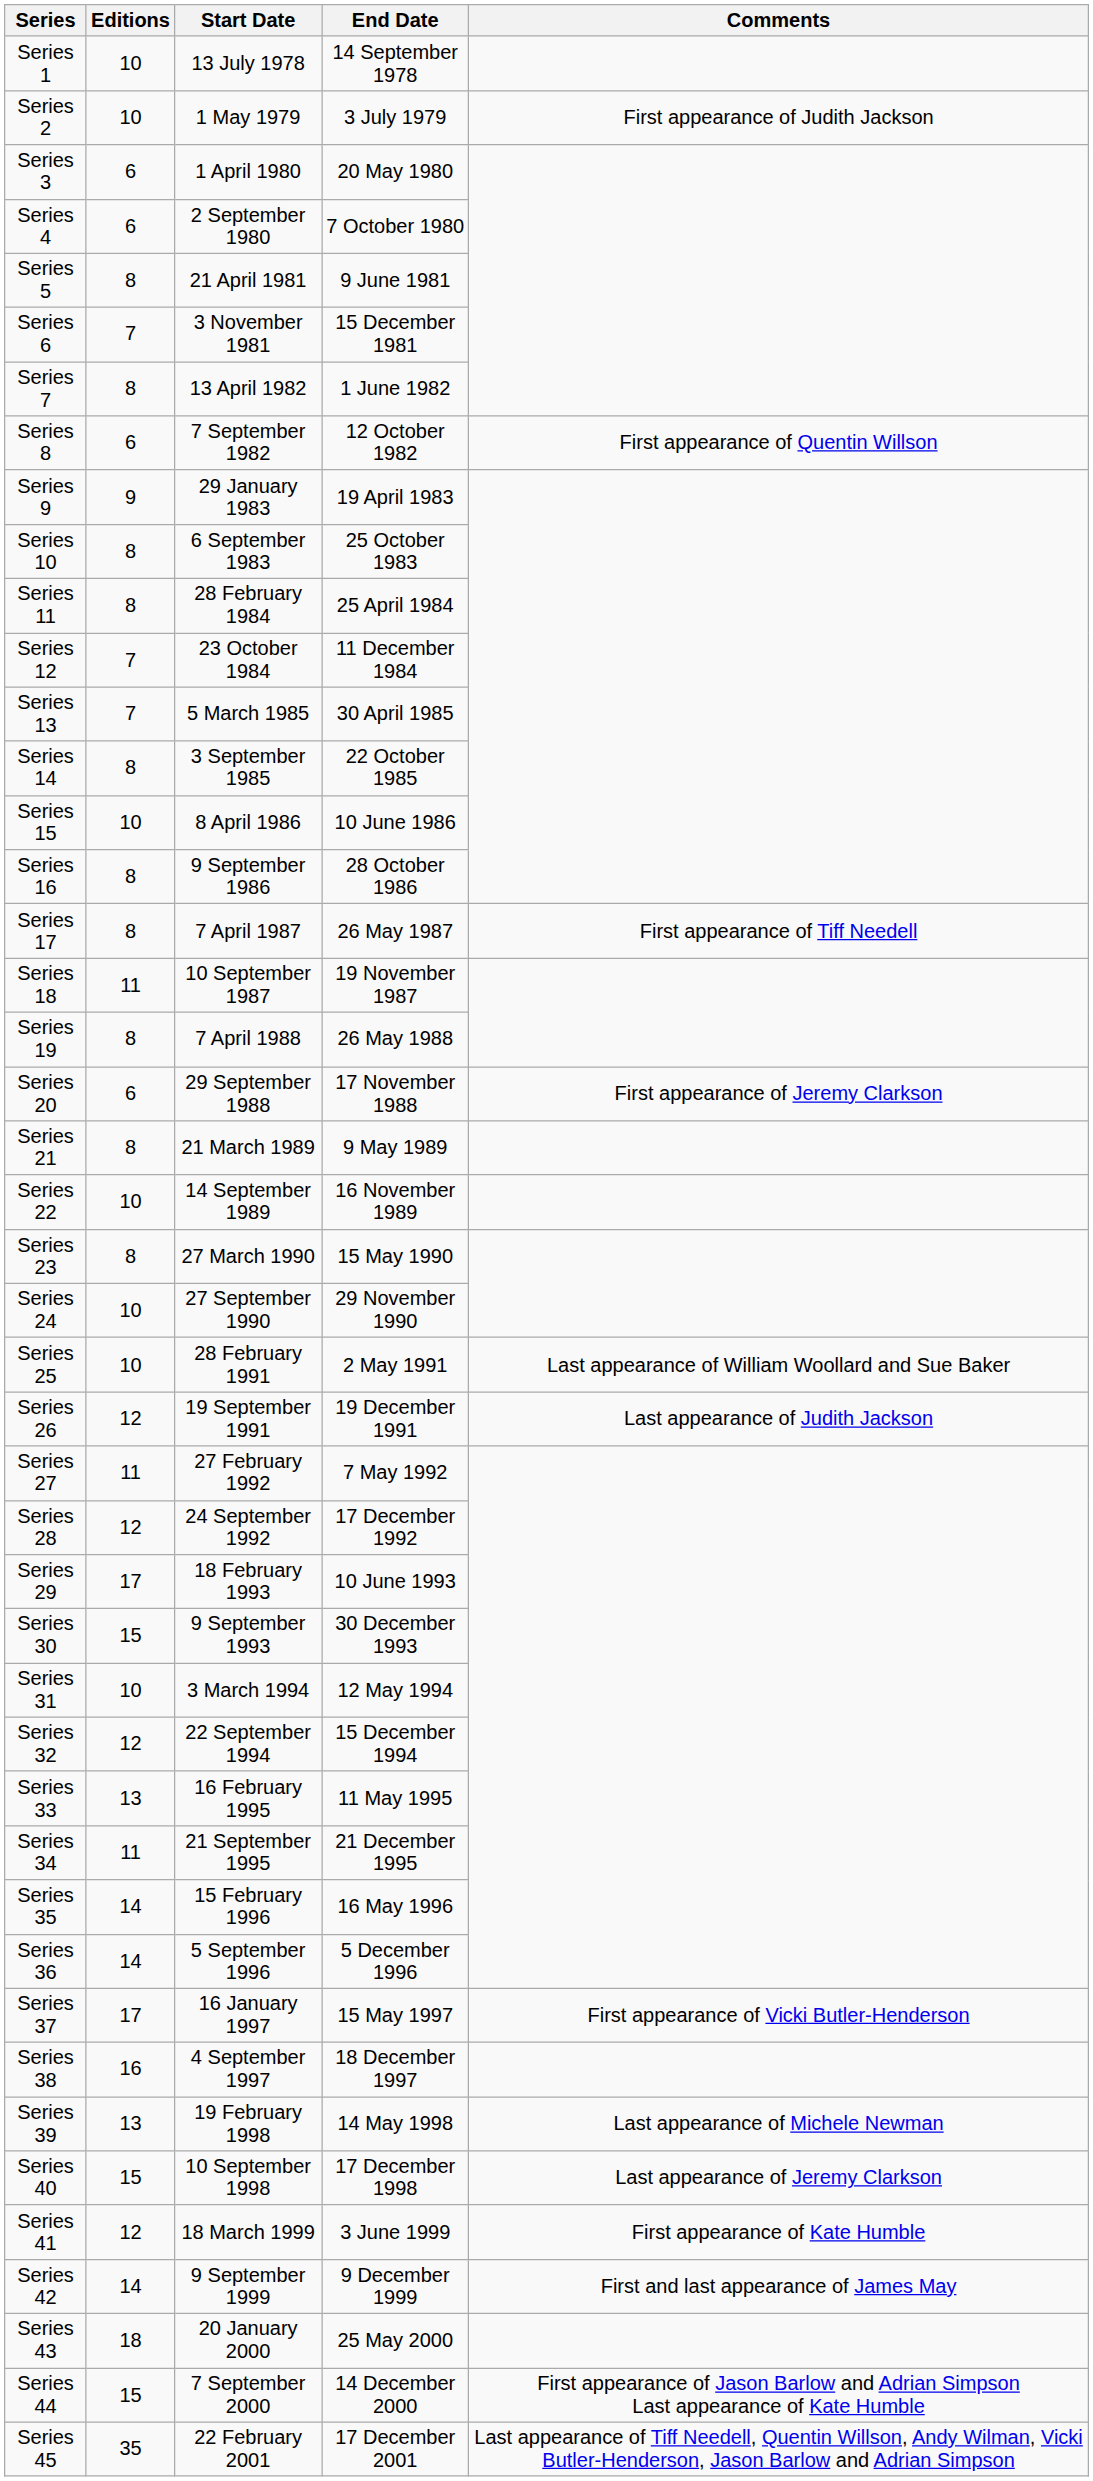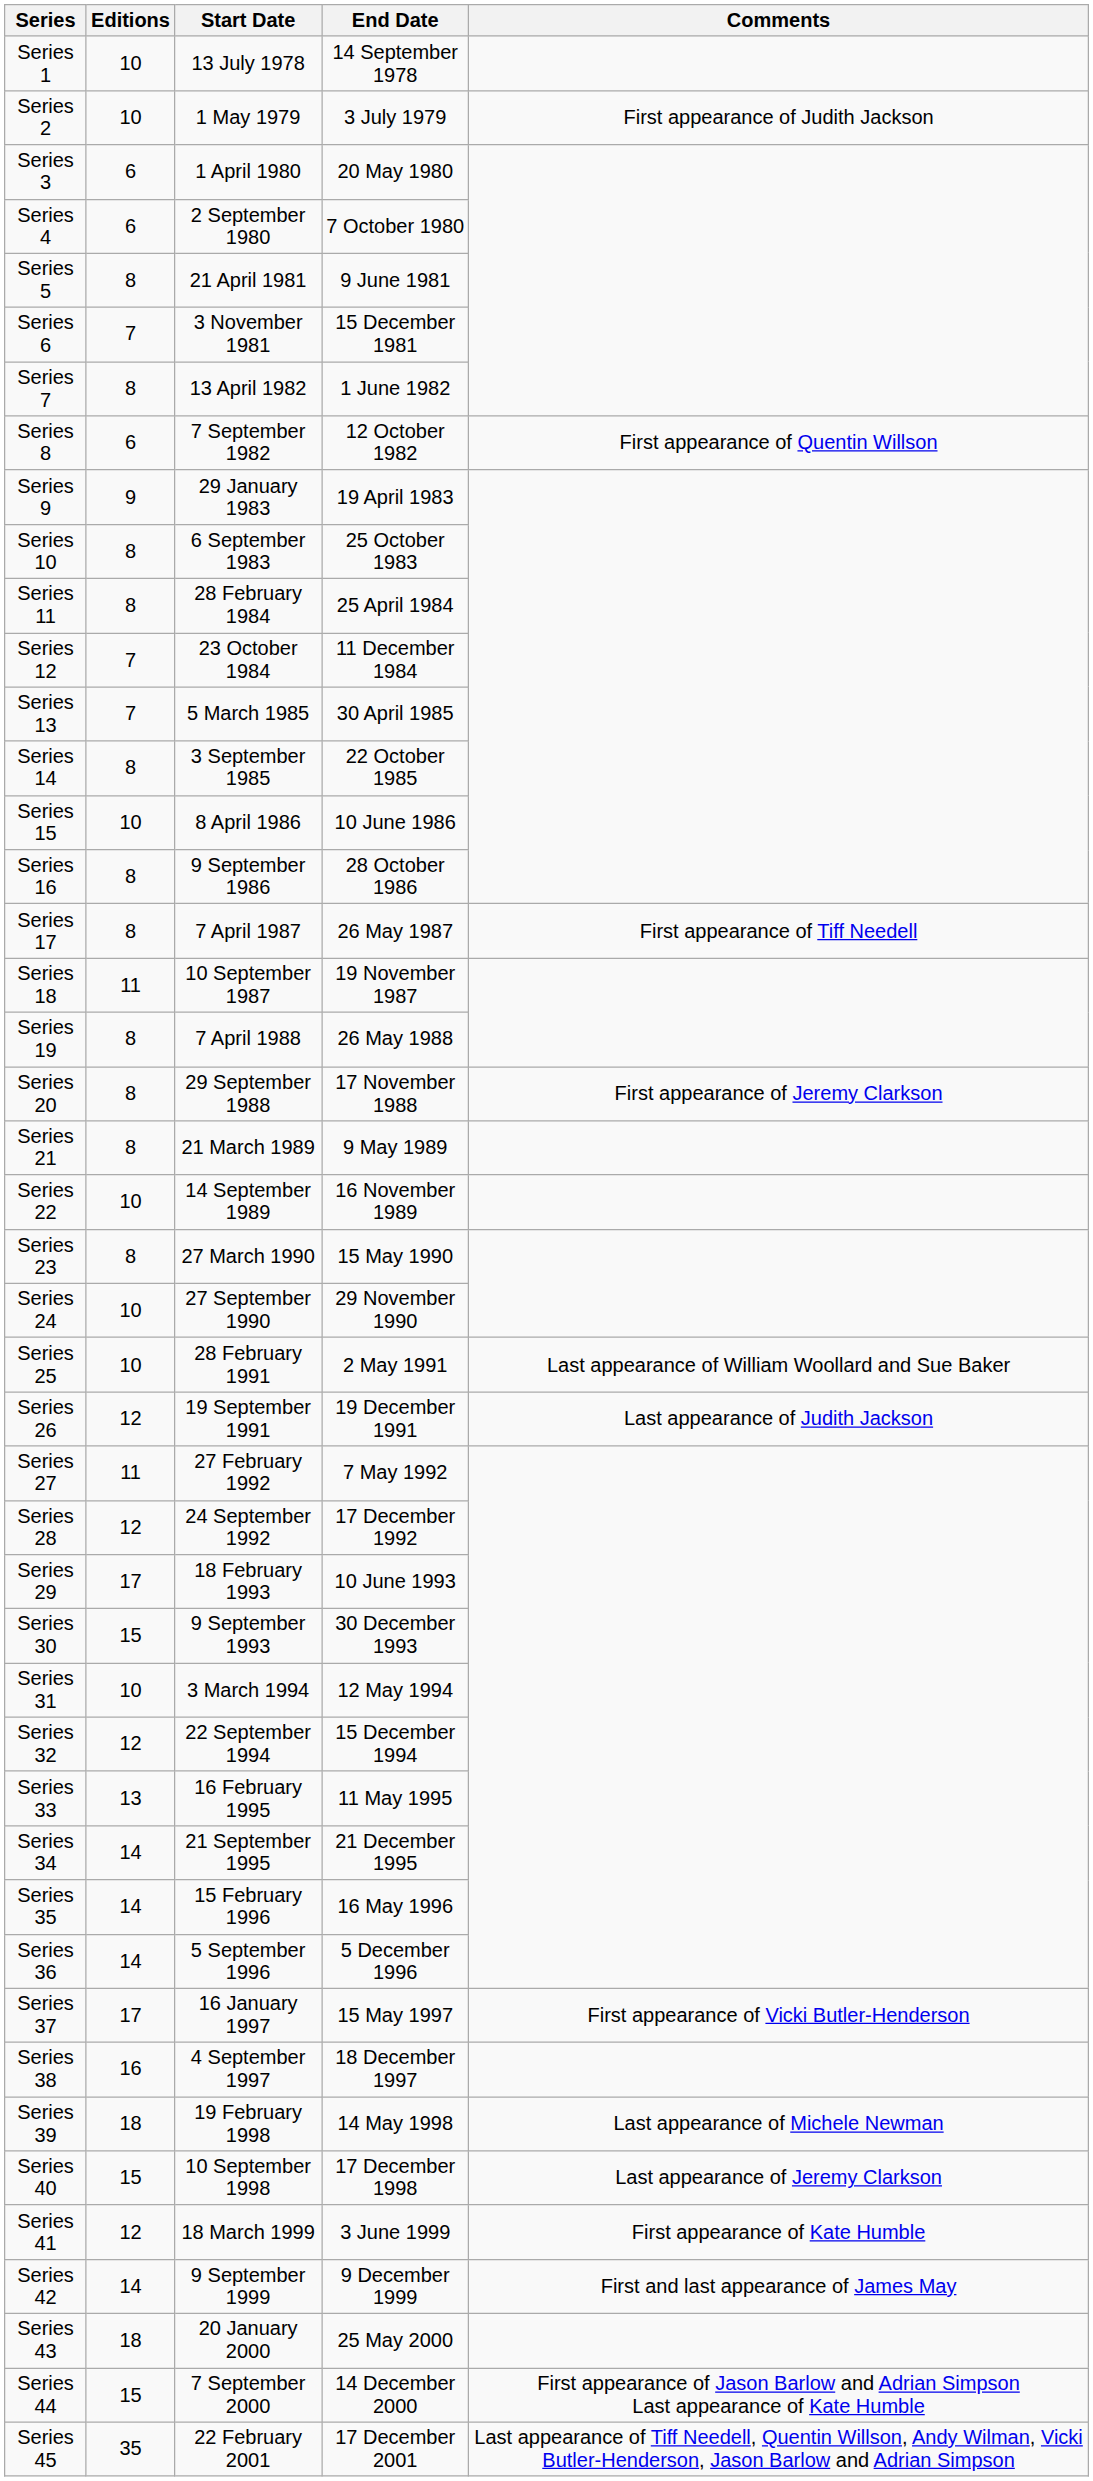(131, 1093) 6 -> (131, 1093) 8
(131, 1852) 11 -> (131, 1852) 14
(131, 2123) 13 -> (131, 2123) 18
